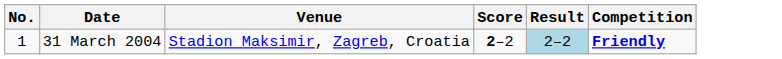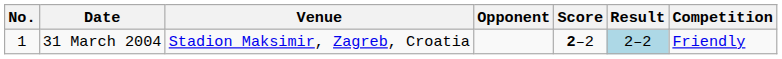+ column: (514, 17)
(629, 42) bold -> (709, 42) normal
